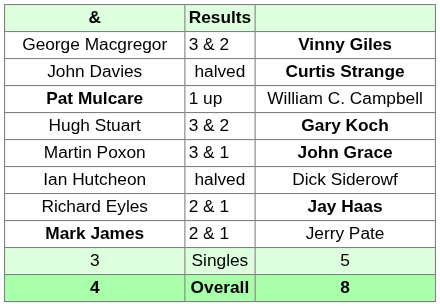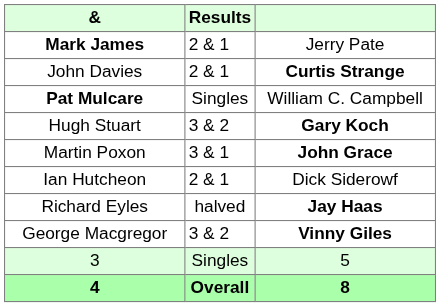rows swapped: (95, 234) <-> (95, 44)
(220, 72) halved -> (209, 72) 2 & 1
(205, 99) 1 up -> (220, 99) Singles
(220, 180) halved -> (209, 180) 2 & 1
(209, 207) 2 & 1 -> (220, 207) halved
